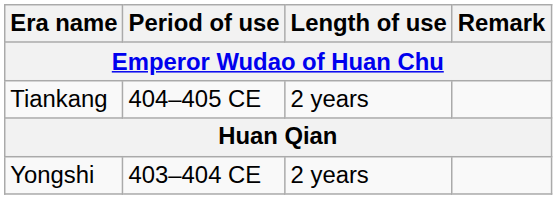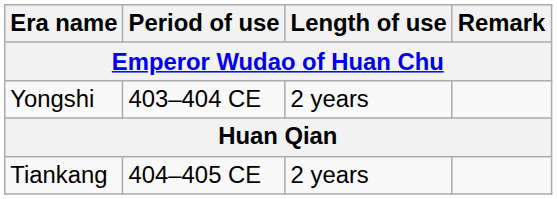rows swapped: (52, 174) <-> (59, 99)
